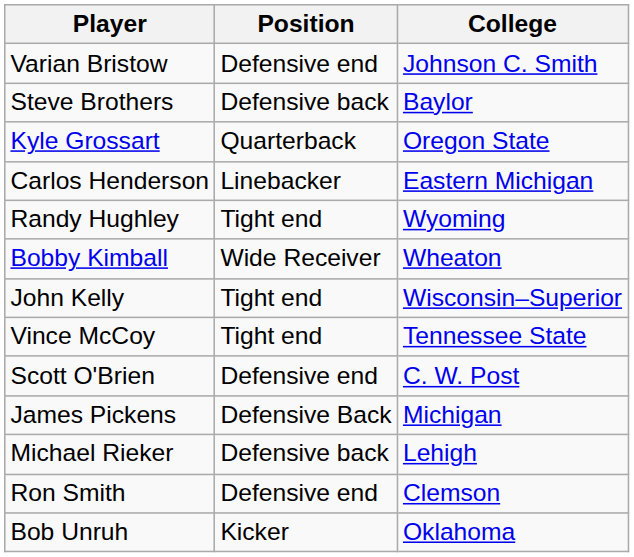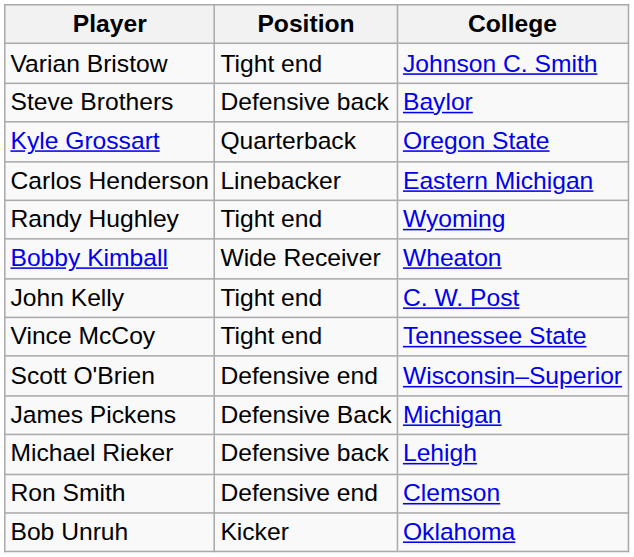(299, 63) Defensive end -> (271, 63) Tight end
(513, 297) Wisconsin–Superior -> (461, 297) C. W. Post
(461, 375) C. W. Post -> (513, 375) Wisconsin–Superior
